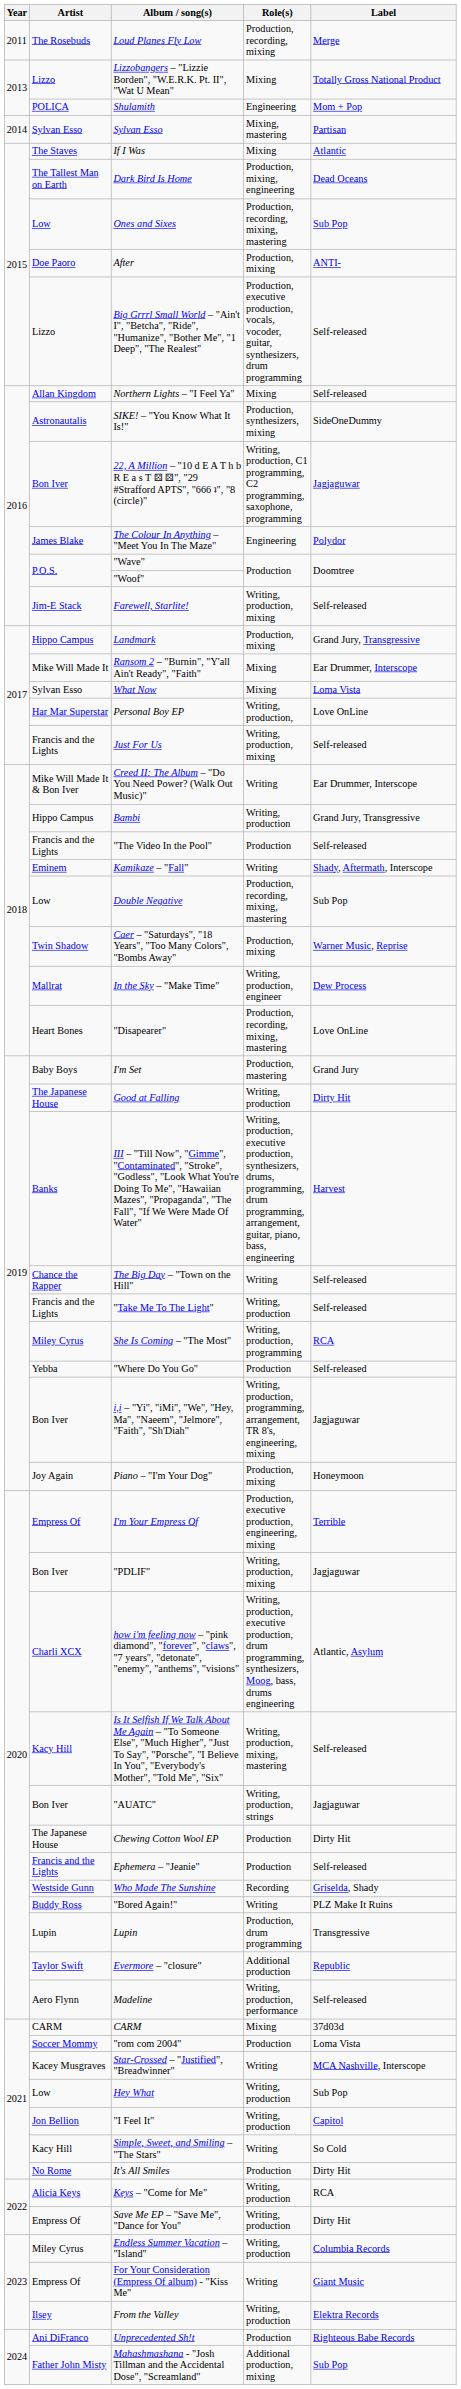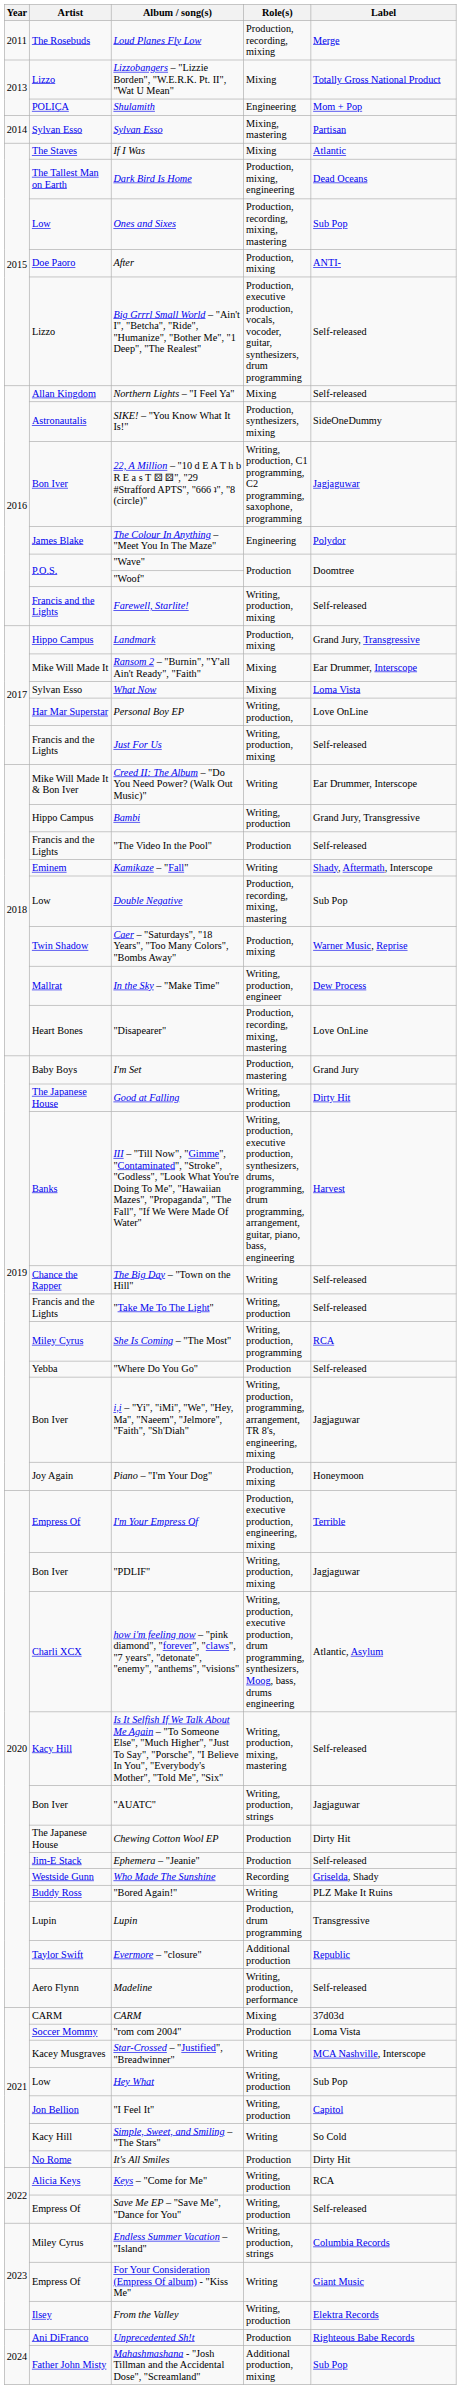(57, 606) Jim-E Stack -> (63, 606) Francis and the Lights
(63, 1866) Francis and the Lights -> (57, 1860) Jim-E Stack
(332, 2220) Dirty Hit -> (340, 2209) Self-released
(268, 2248) Writing, production -> (270, 2242) Writing, production, strings
